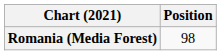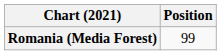(188, 38) 98 -> (188, 38) 99
